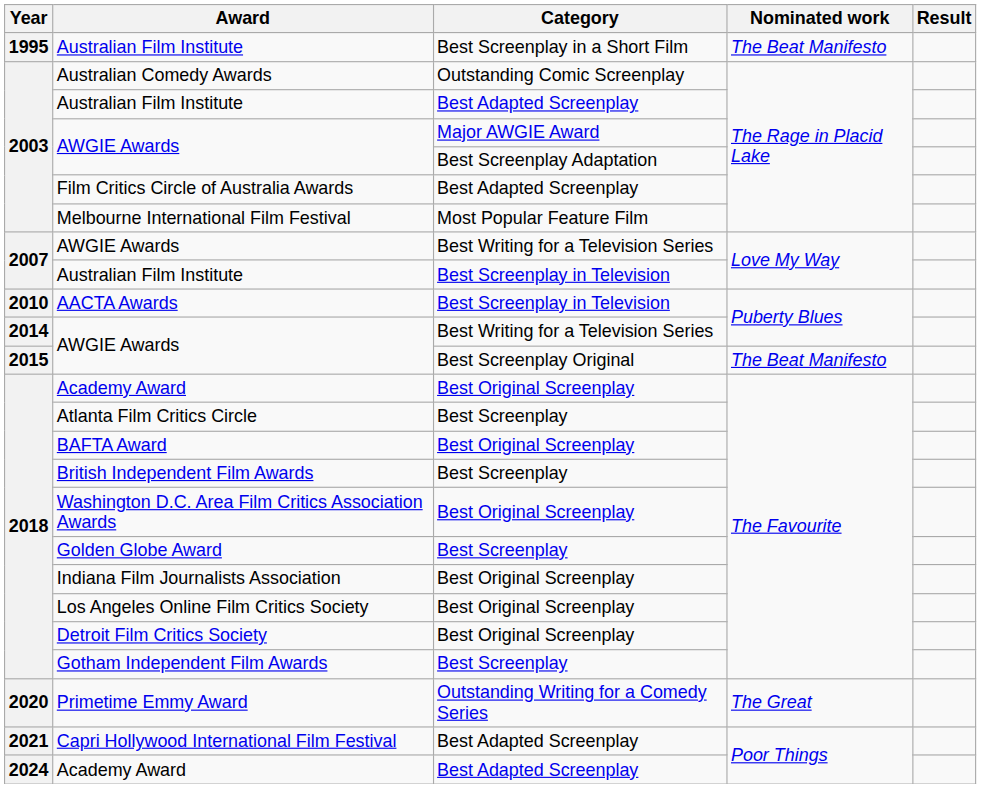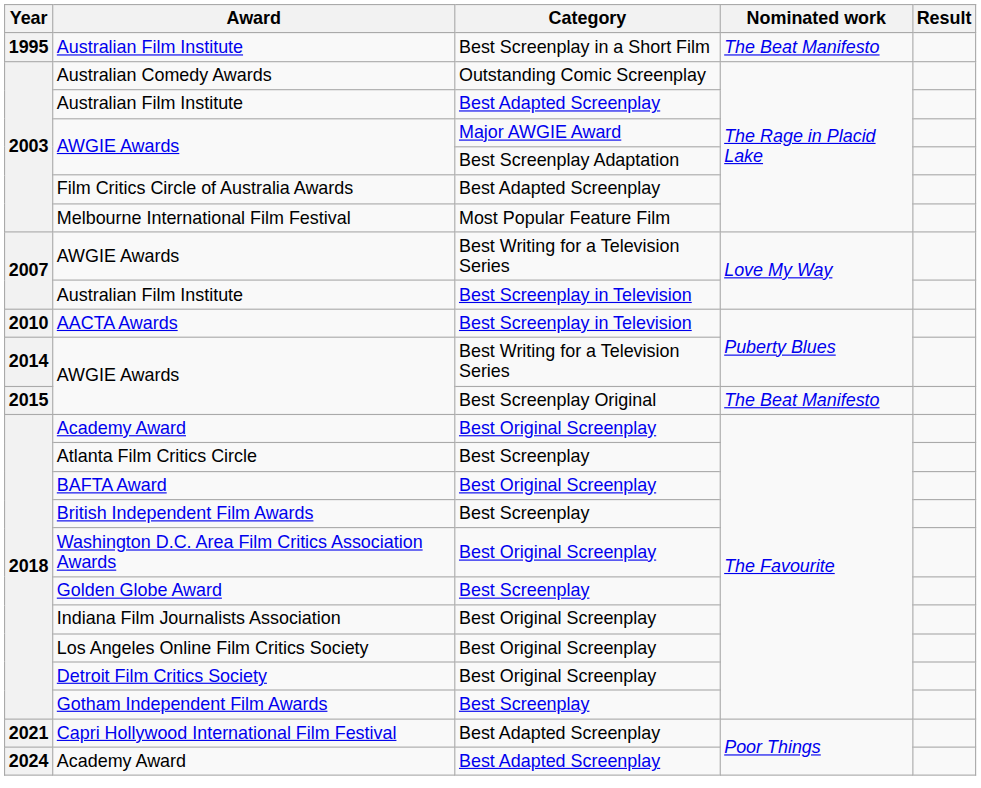- row: (152, 702)
